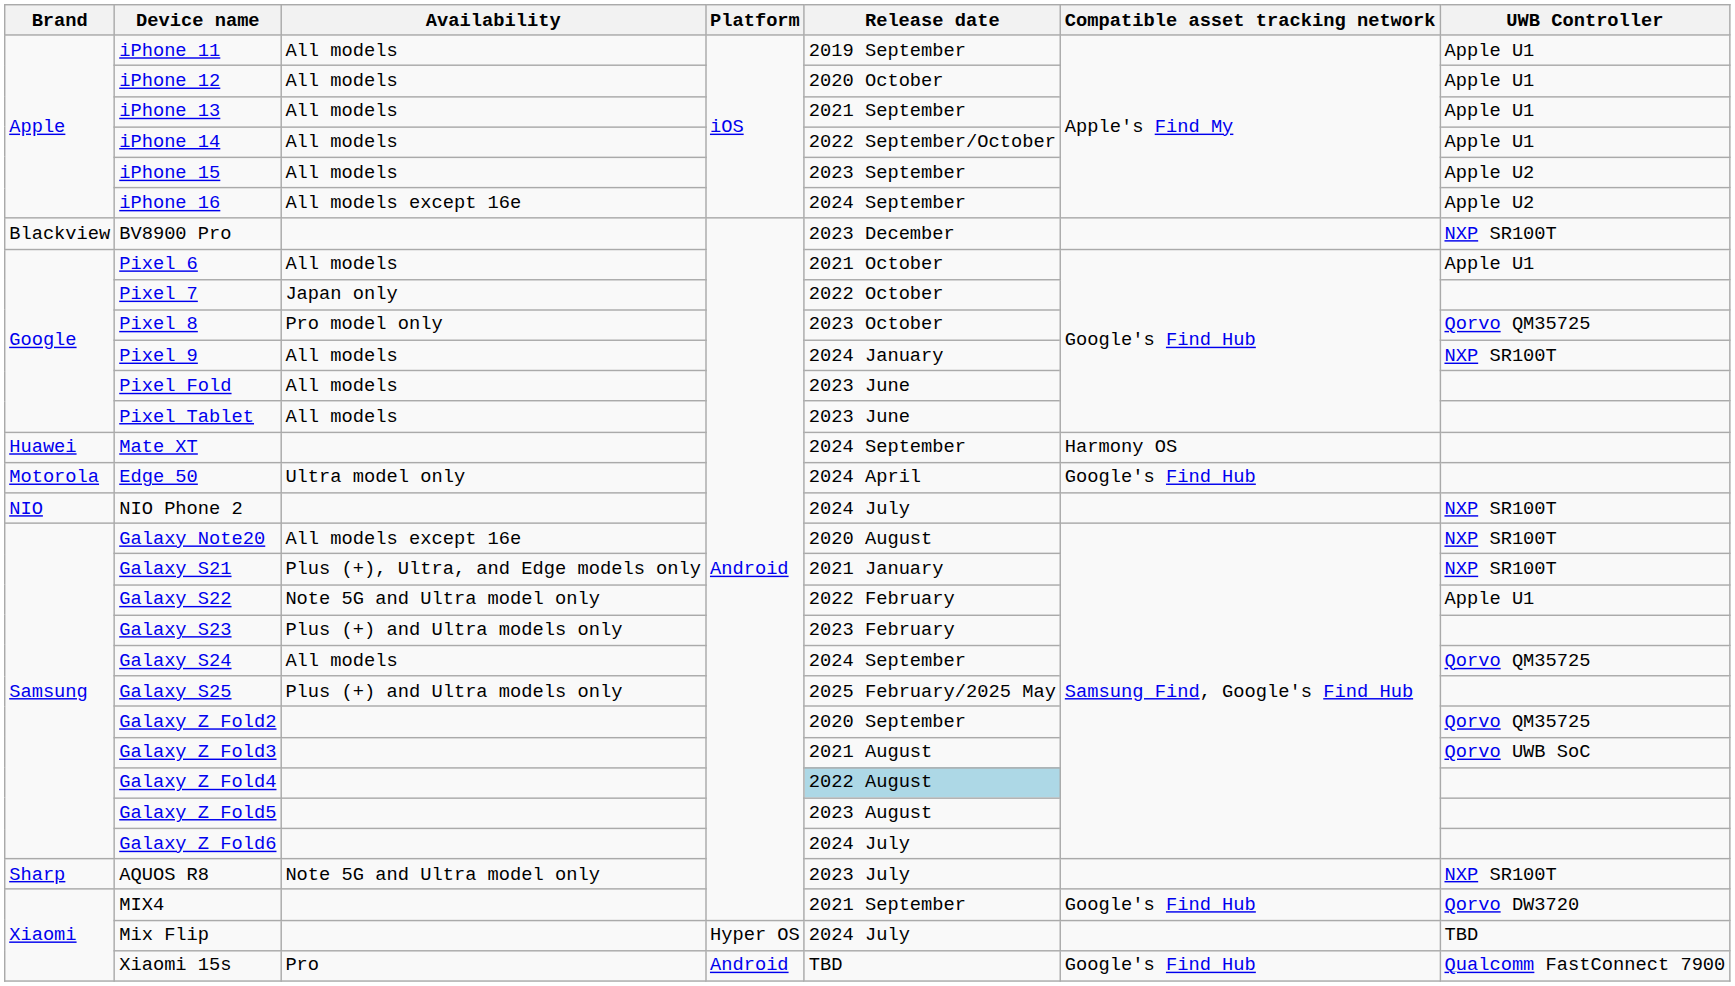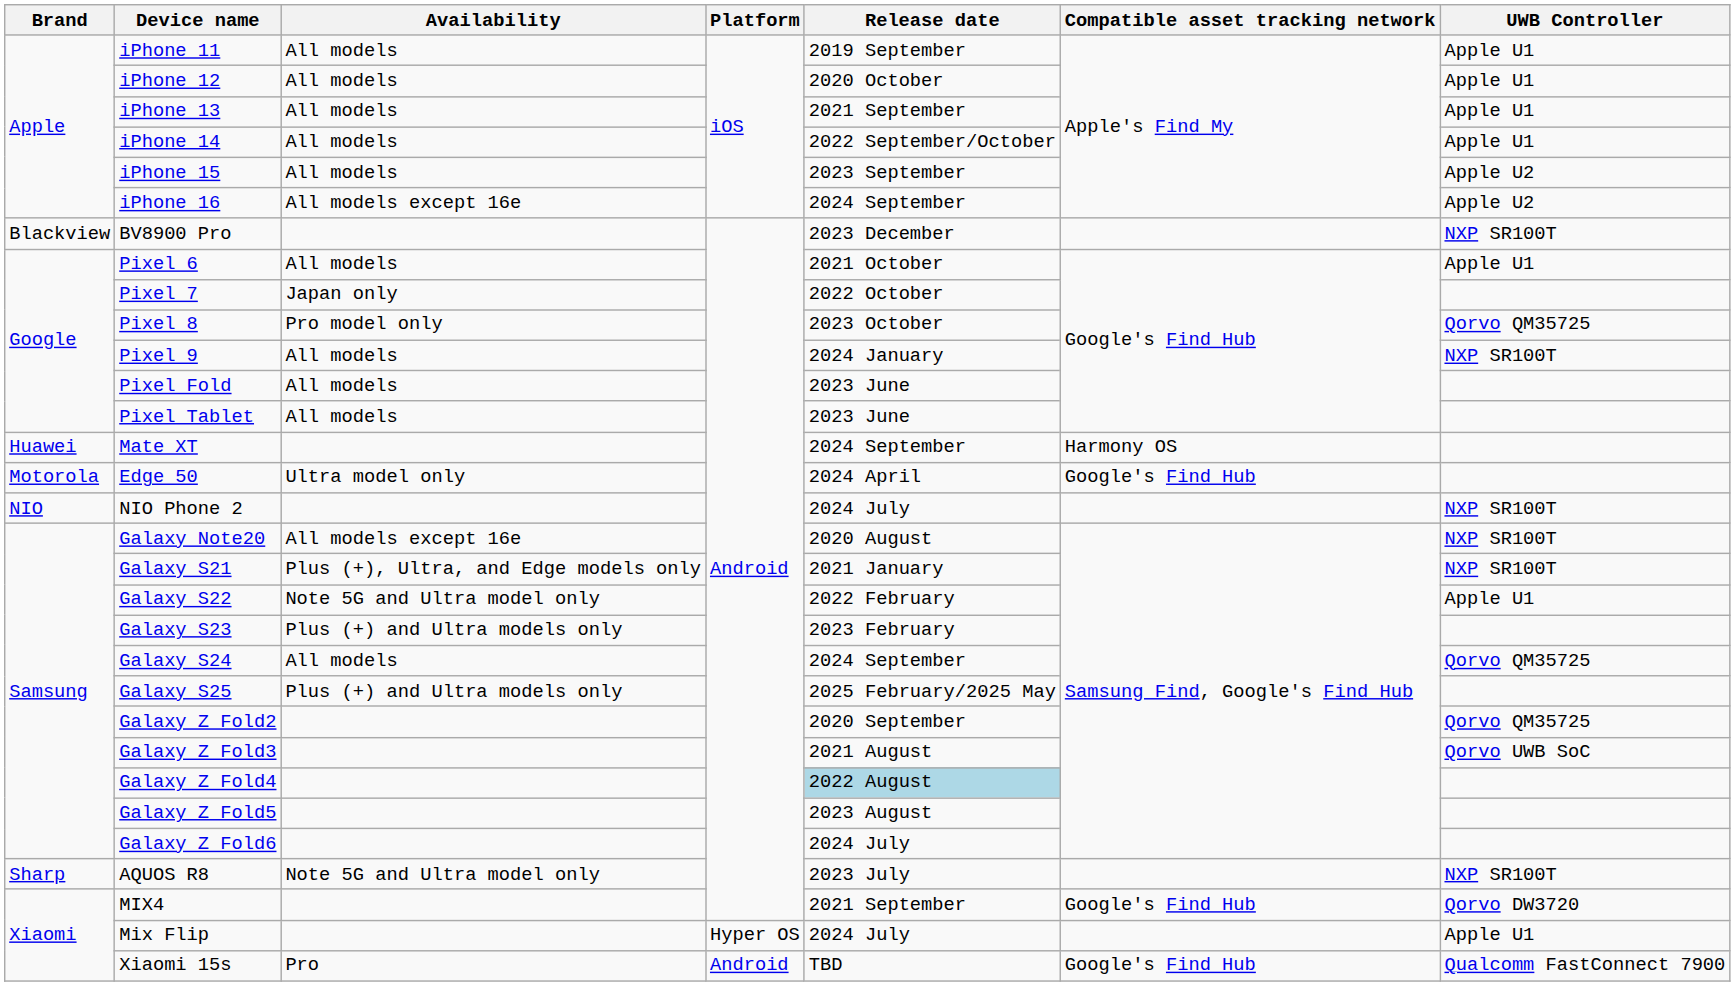(1461, 935) TBD -> (1489, 935) Apple U1
